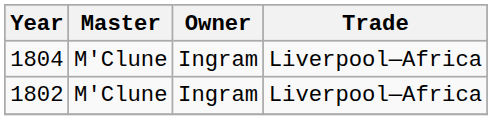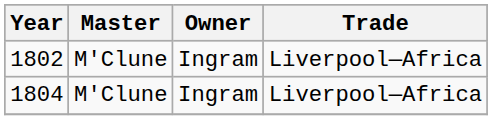rows swapped: (37, 95) <-> (37, 59)
